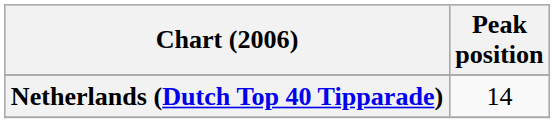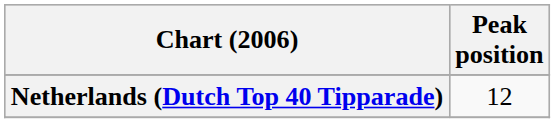(499, 95) 14 -> (499, 95) 12
